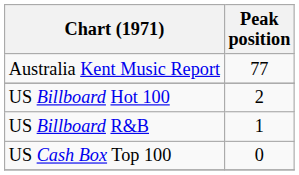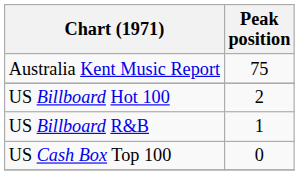(259, 68) 77 -> (259, 68) 75
